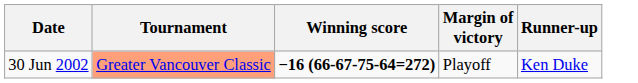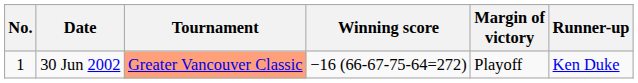+ column: (20, 27)
(357, 64) bold -> (388, 64) normal
